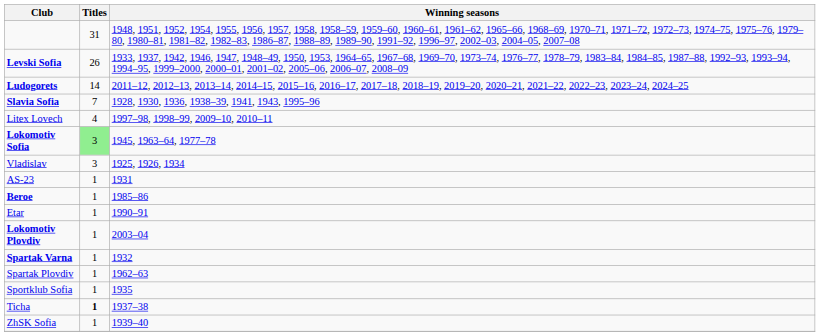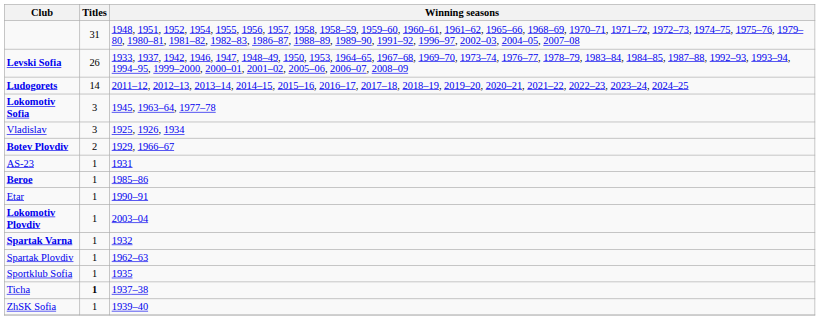- row: (33, 102)
- row: (35, 118)
(95, 140) lightgreen background -> (95, 107) no background
+ row: (37, 146)
